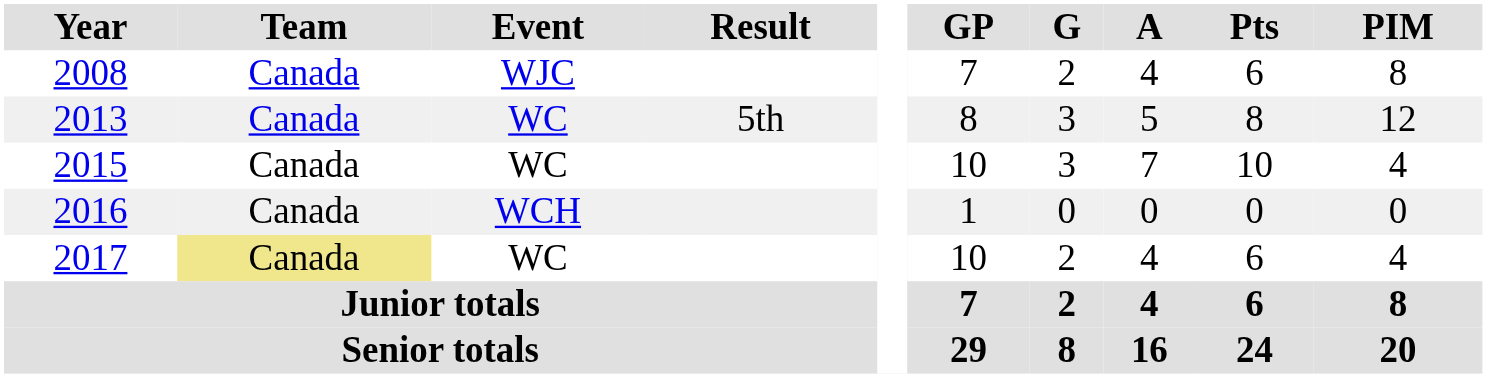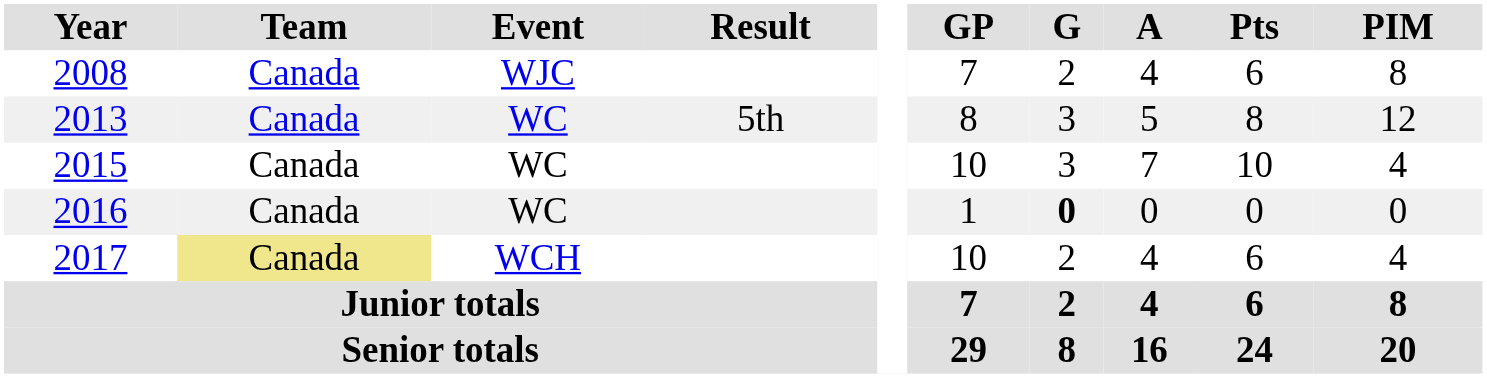(538, 211) WCH -> (538, 211) WC
(1067, 211) normal -> (1067, 211) bold
(538, 257) WC -> (538, 257) WCH
